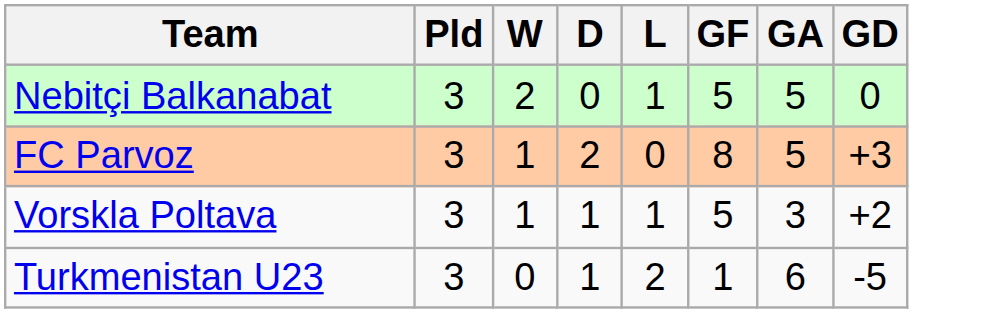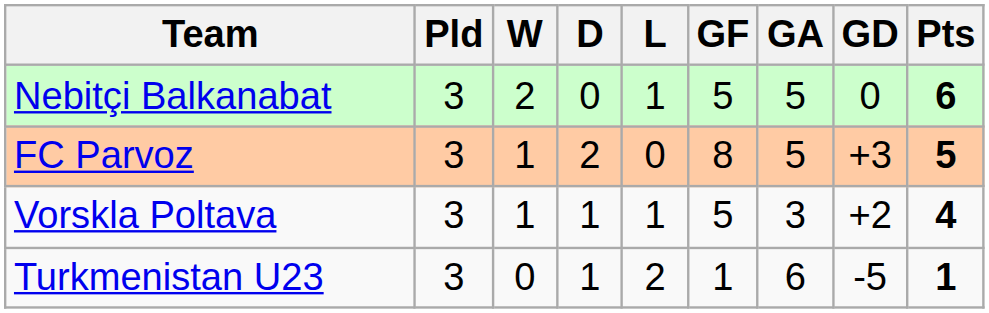+ column: (946, 34)
